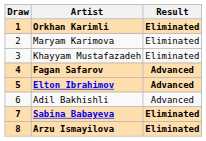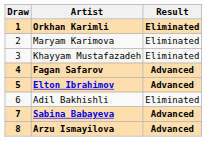(172, 99) Advanced -> (172, 99) Eliminated
(172, 114) Eliminated -> (172, 114) Advanced
(172, 129) Eliminated -> (172, 129) Advanced
